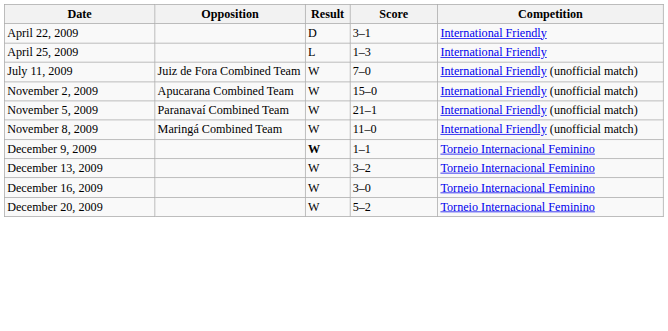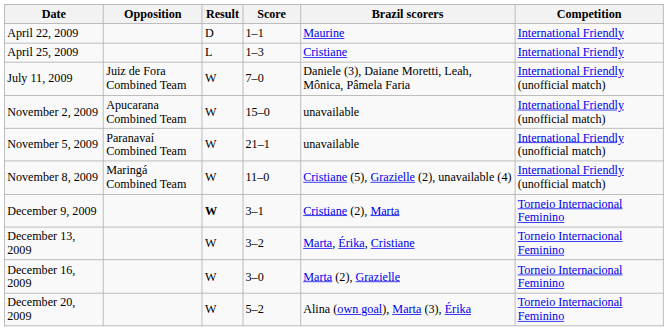+ column: (408, 14)
(362, 33) 3–1 -> (255, 33) 1–1
(362, 149) 1–1 -> (255, 210) 3–1
